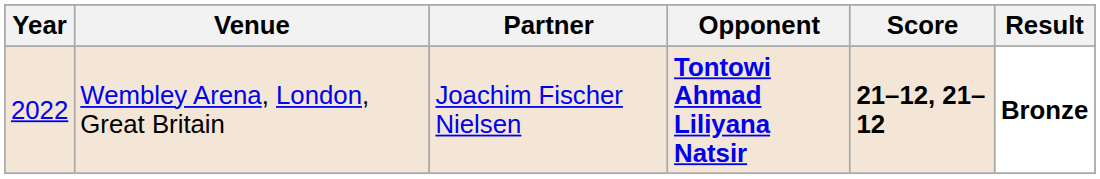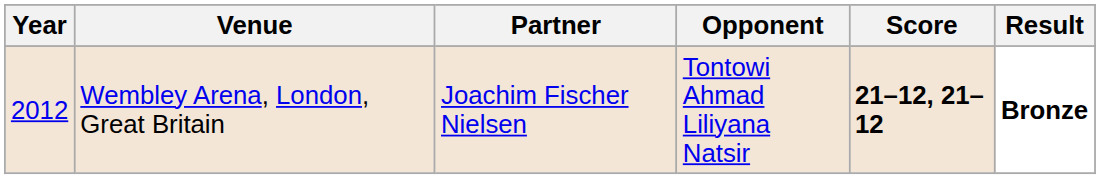(40, 109) 2022 -> (40, 109) 2012
(723, 109) bold -> (726, 109) normal
